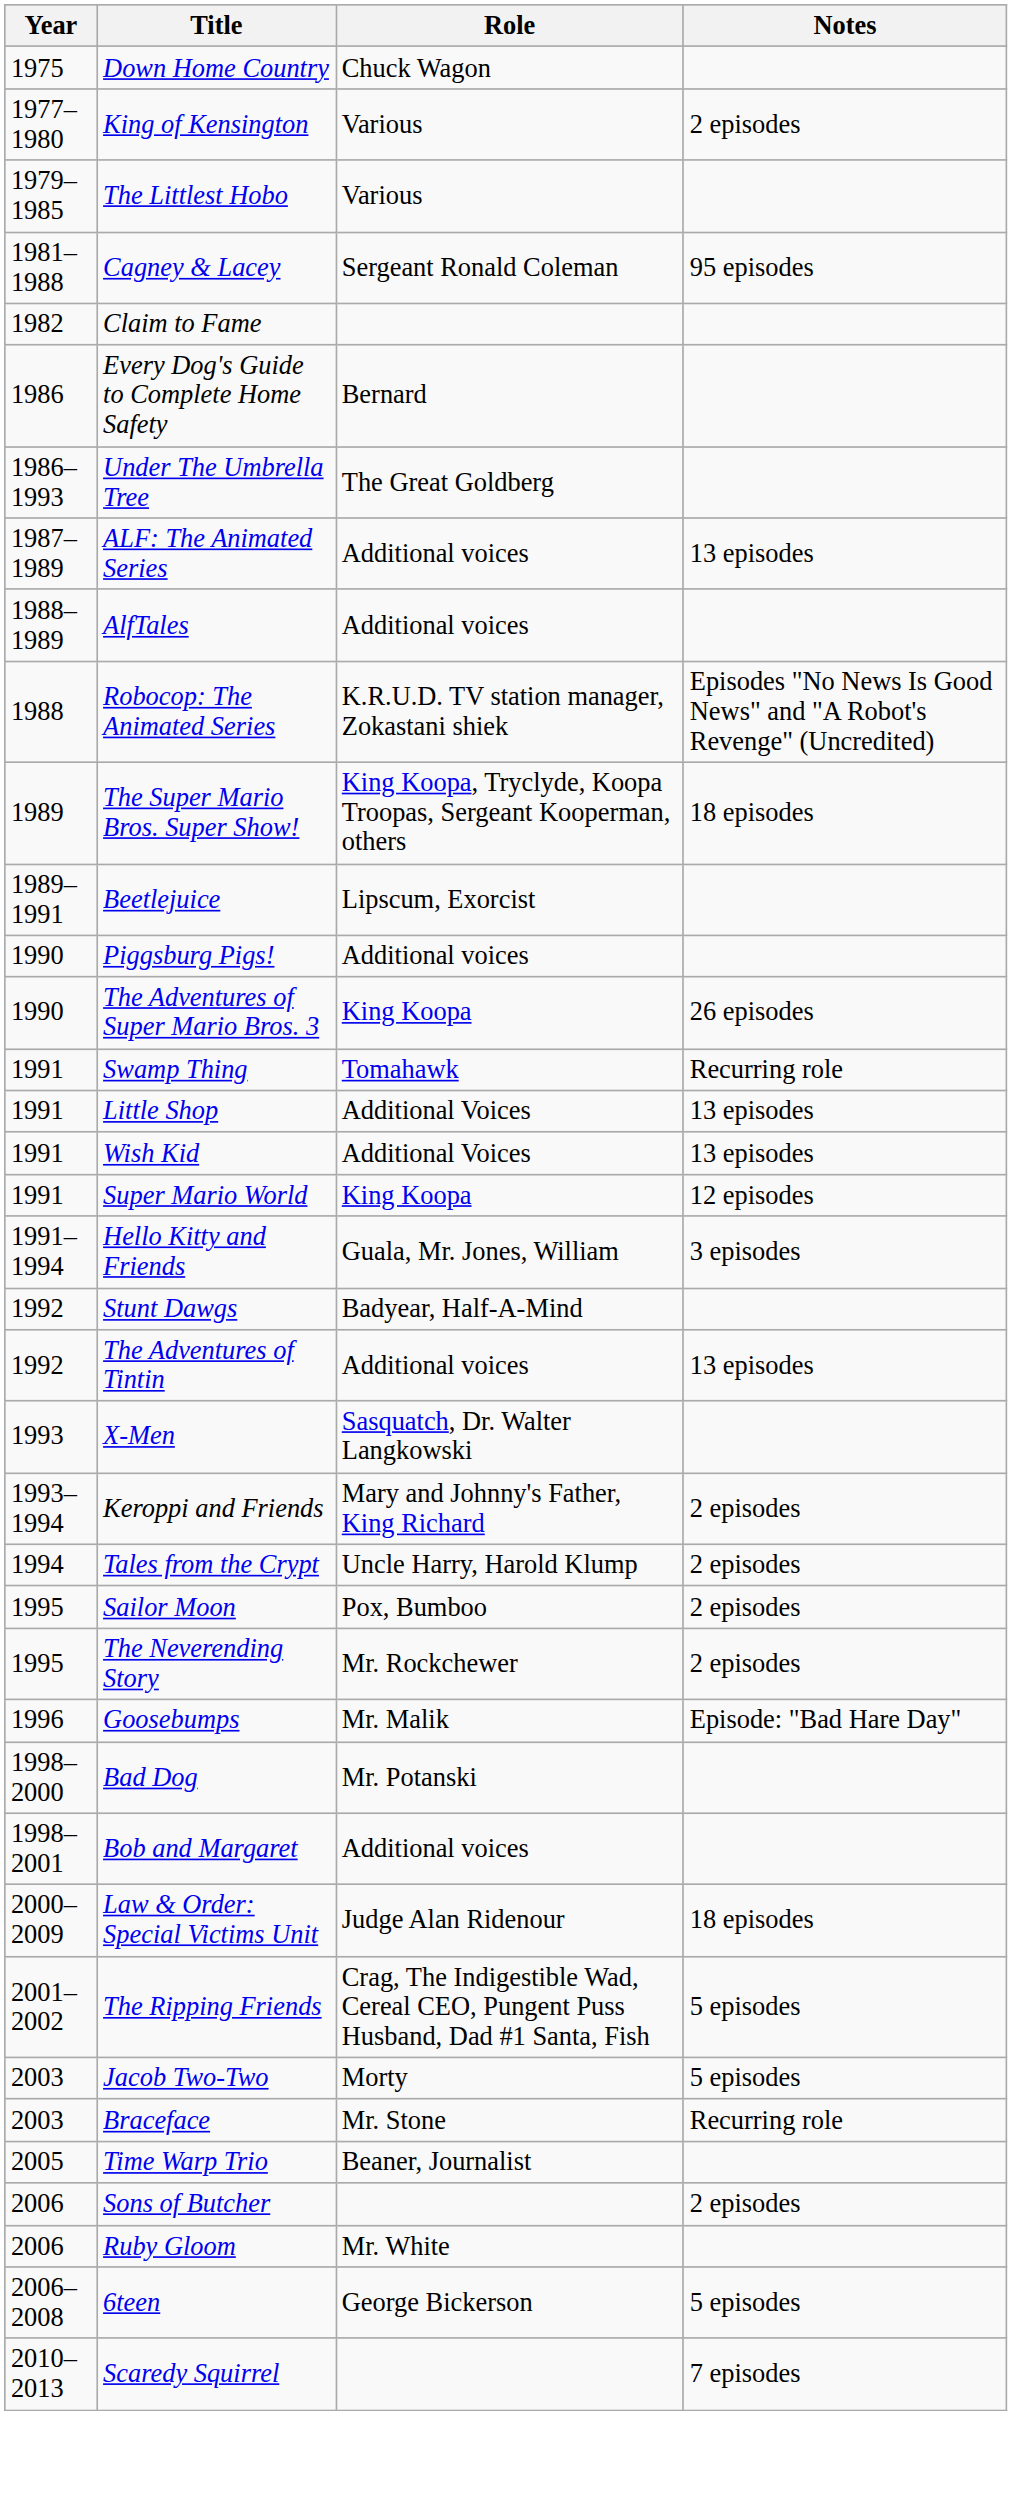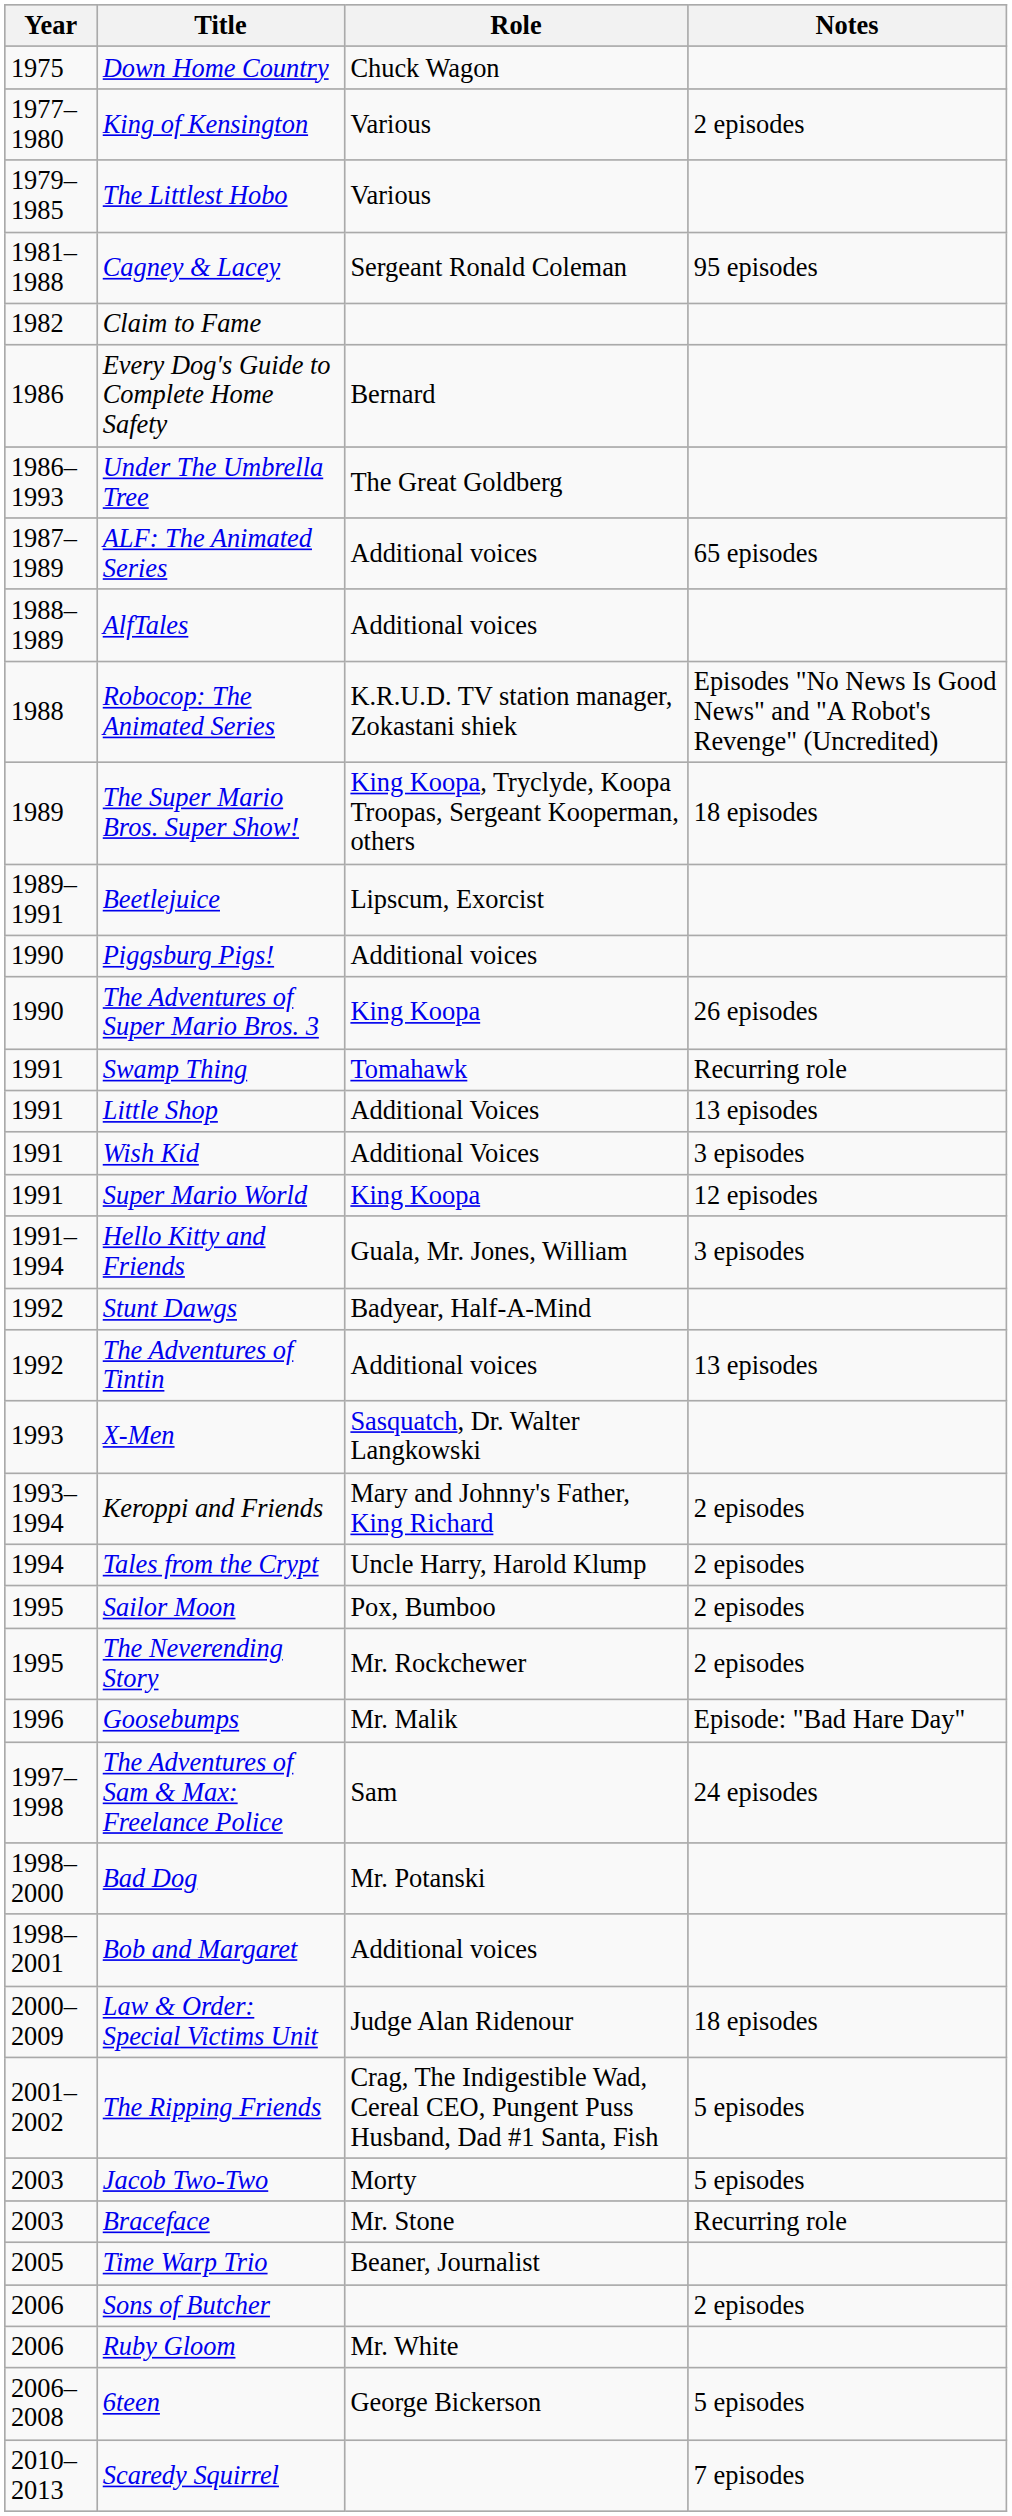(752, 553) 13 episodes -> (756, 553) 65 episodes
(752, 1153) 13 episodes -> (749, 1153) 3 episodes
+ row: (198, 1791)
